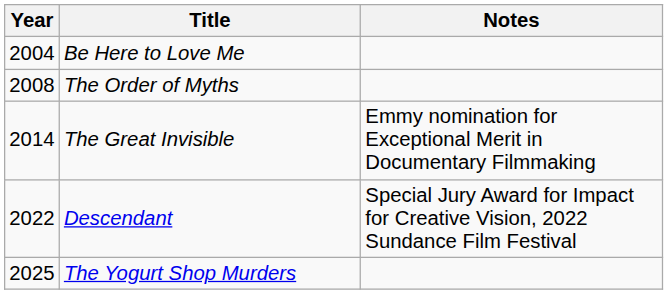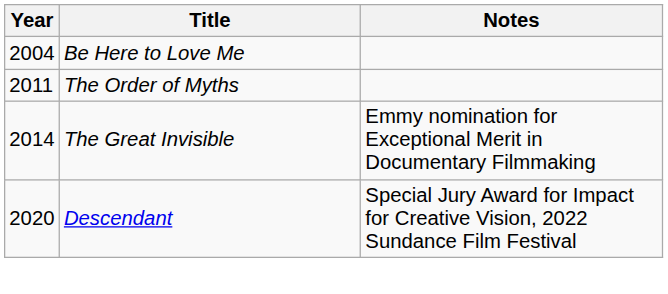(32, 85) 2008 -> (31, 85) 2011
(32, 218) 2022 -> (32, 218) 2020
- row: (180, 273)
